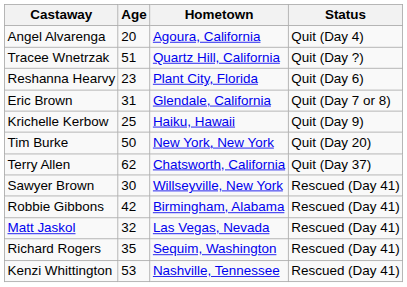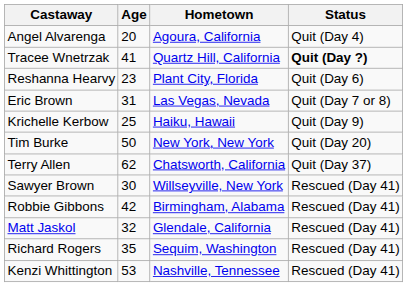(129, 57) 51 -> (129, 57) 41
(328, 57) normal -> (329, 57) bold
(212, 100) Glendale, California -> (211, 100) Las Vegas, Nevada
(211, 228) Las Vegas, Nevada -> (212, 228) Glendale, California
